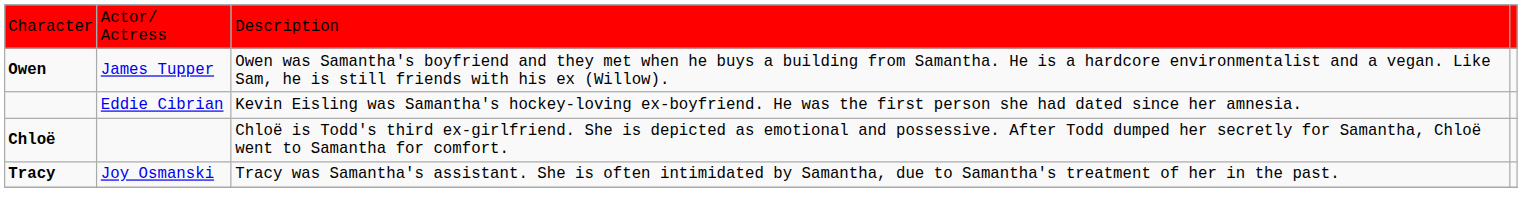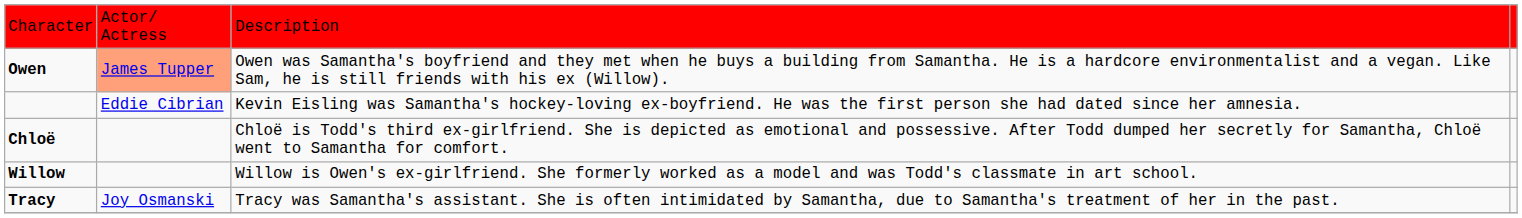(157, 70) no background -> (157, 70) lightsalmon background
+ row: (37, 174)
